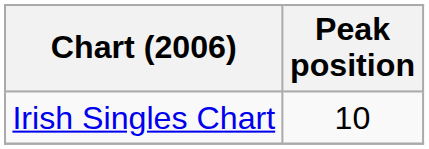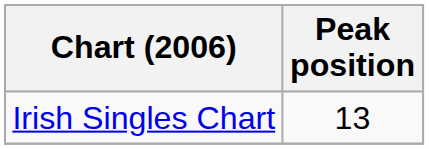(352, 117) 10 -> (352, 117) 13
